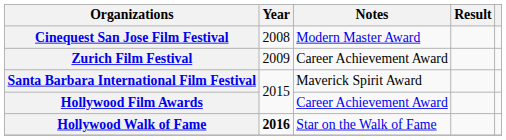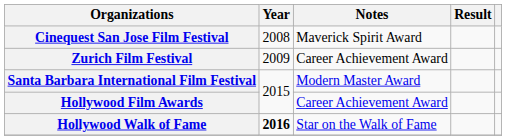(358, 37) Modern Master Award -> (359, 37) Maverick Spirit Award
(359, 80) Maverick Spirit Award -> (358, 80) Modern Master Award
